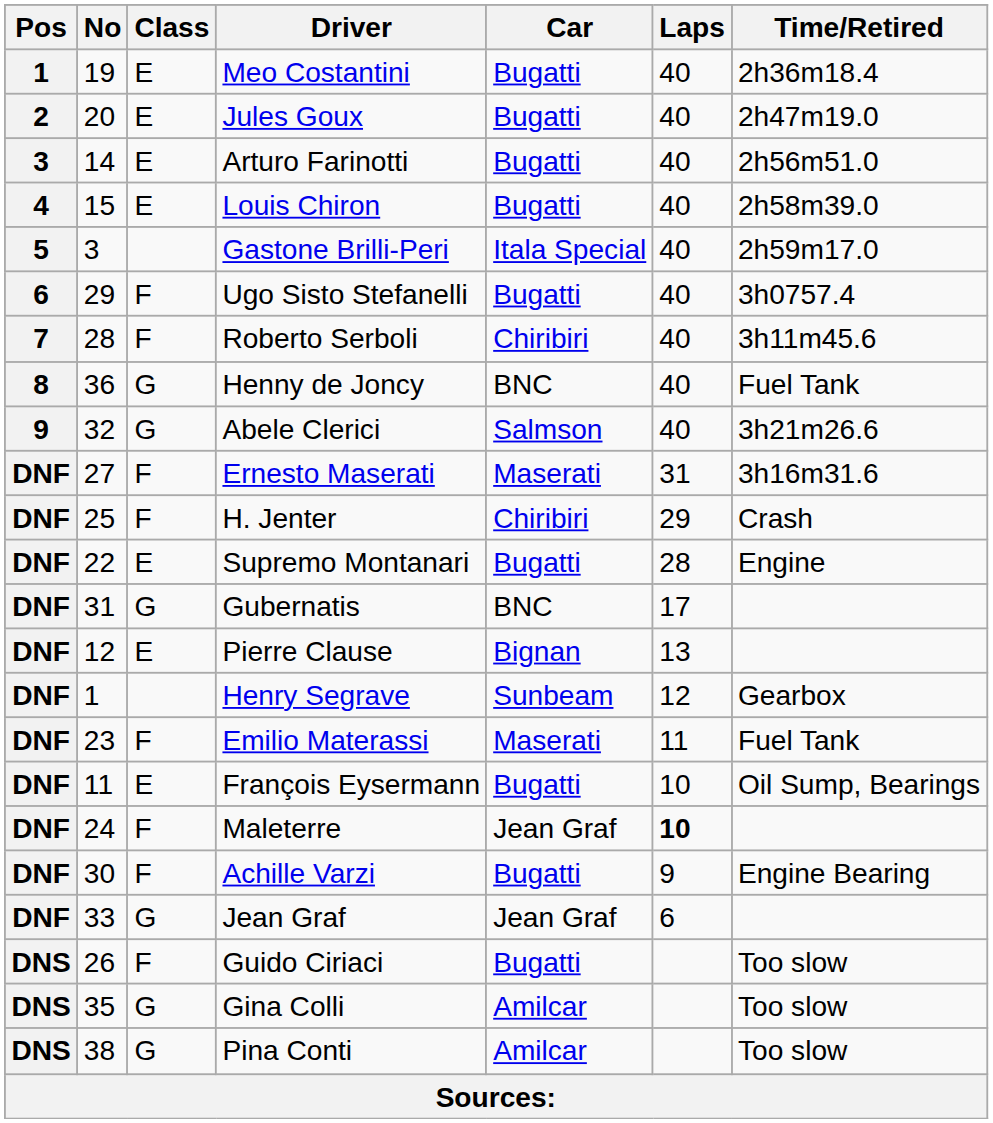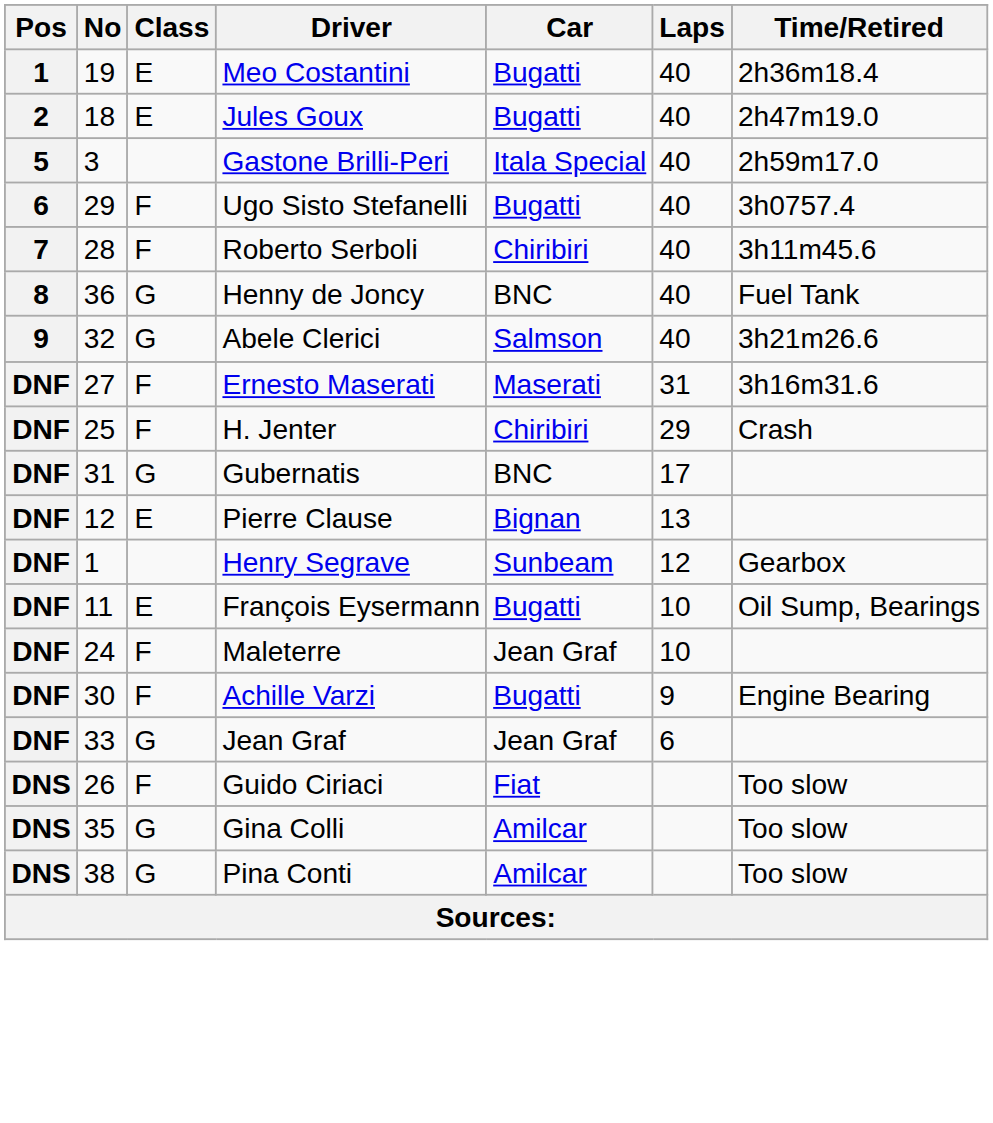(100, 116) 20 -> (100, 116) 18
- row: (315, 161)
- row: (301, 205)
- row: (346, 562)
- row: (325, 740)
(675, 829) bold -> (675, 651) normal
(537, 962) Bugatti -> (517, 784) Fiat
